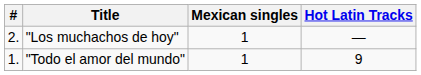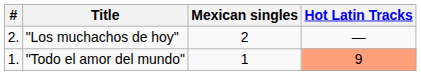(245, 37) 1 -> (245, 37) 2
(359, 59) no background -> (359, 59) lightsalmon background
